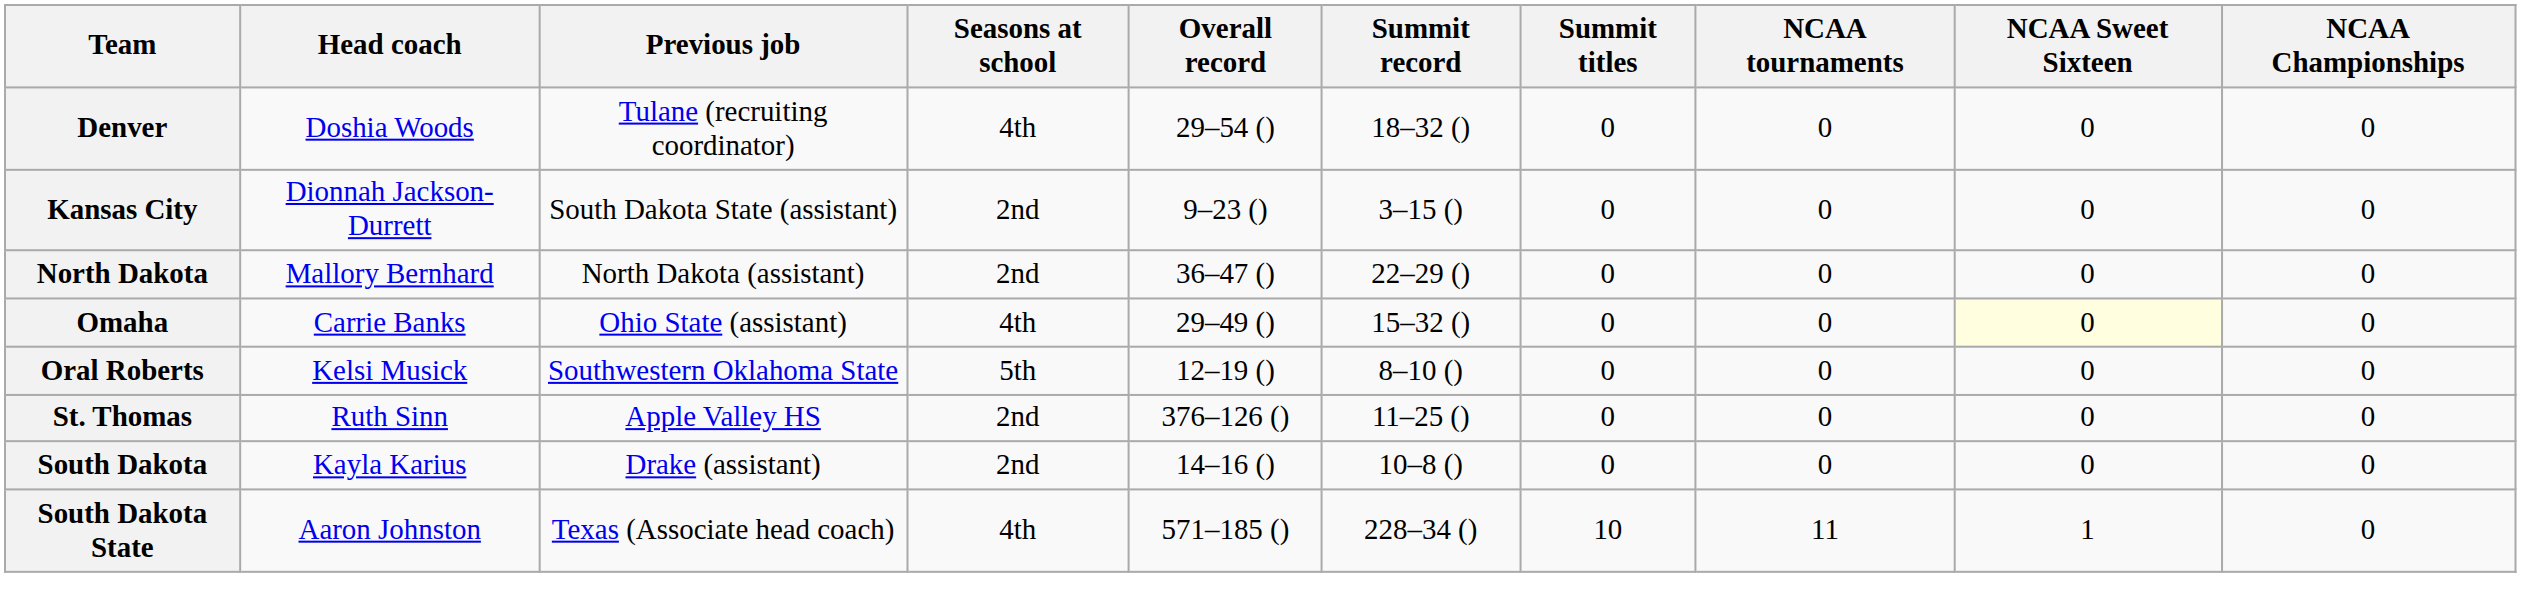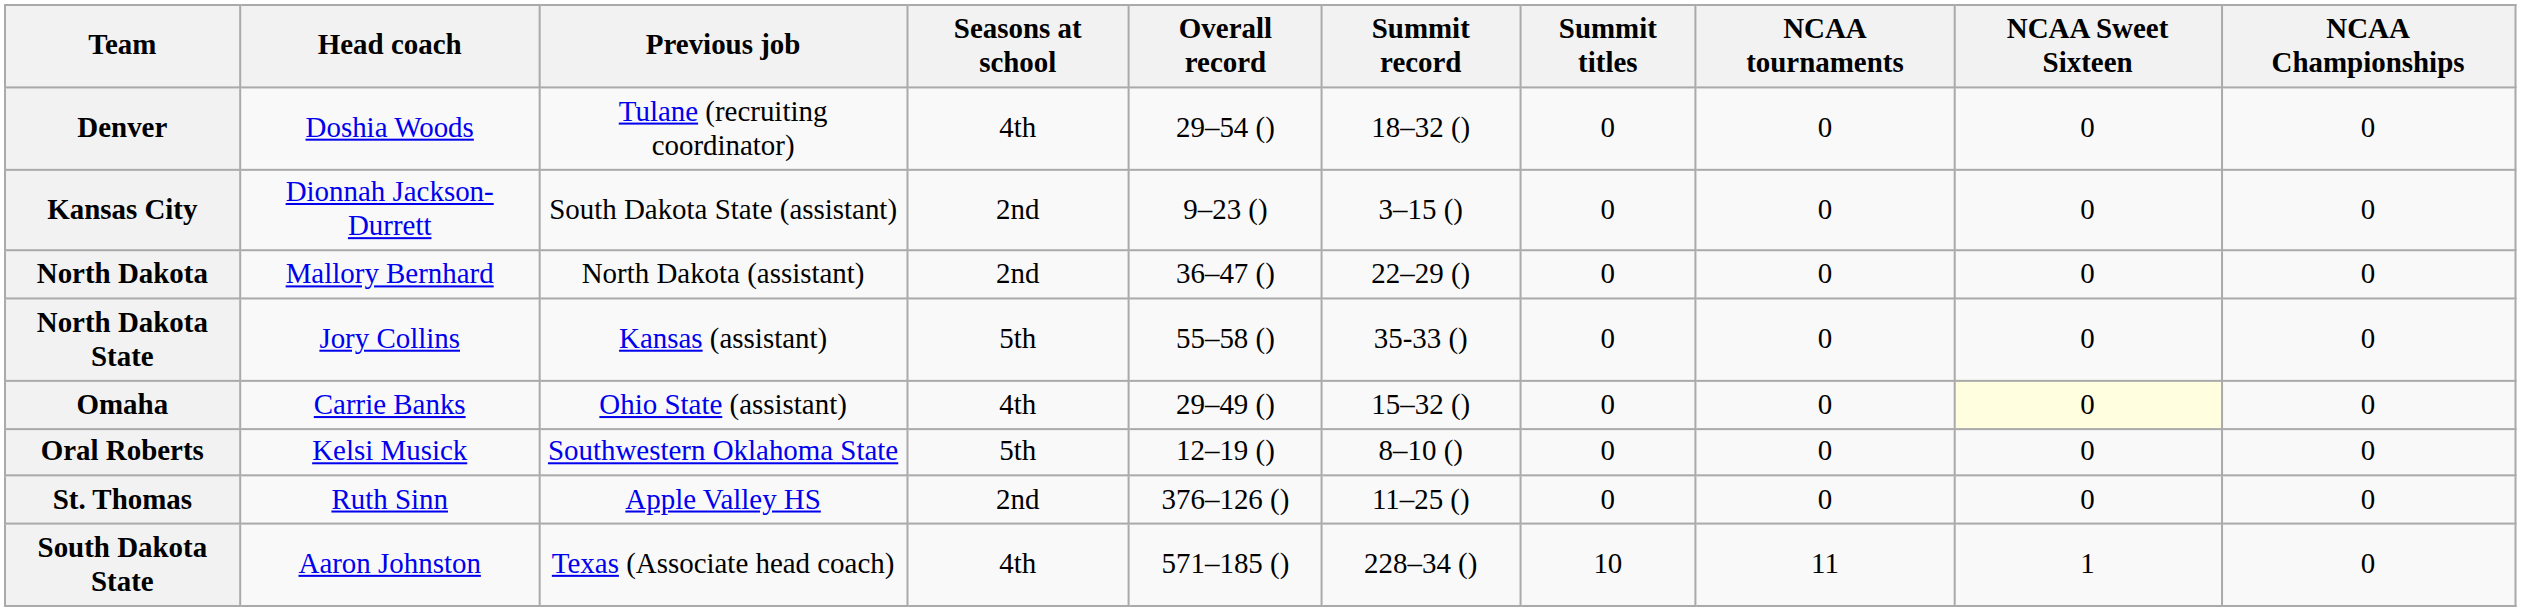+ row: (122, 339)
- row: (122, 465)
